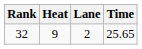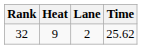(120, 34) 25.65 -> (120, 34) 25.62
